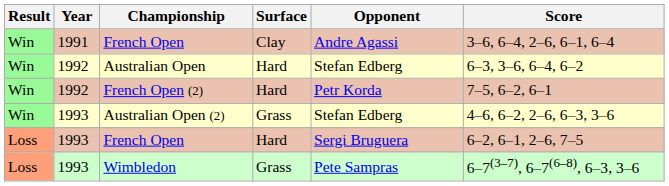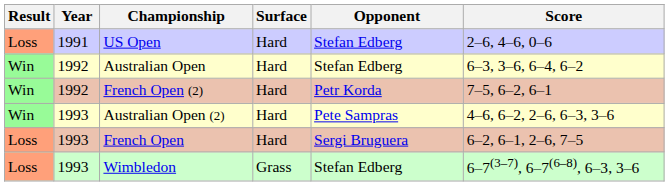- row: (73, 41)
+ row: (73, 41)
(274, 115) Grass -> (272, 115) Hard
(358, 115) Stefan Edberg -> (356, 115) Pete Sampras
(356, 166) Pete Sampras -> (358, 166) Stefan Edberg
